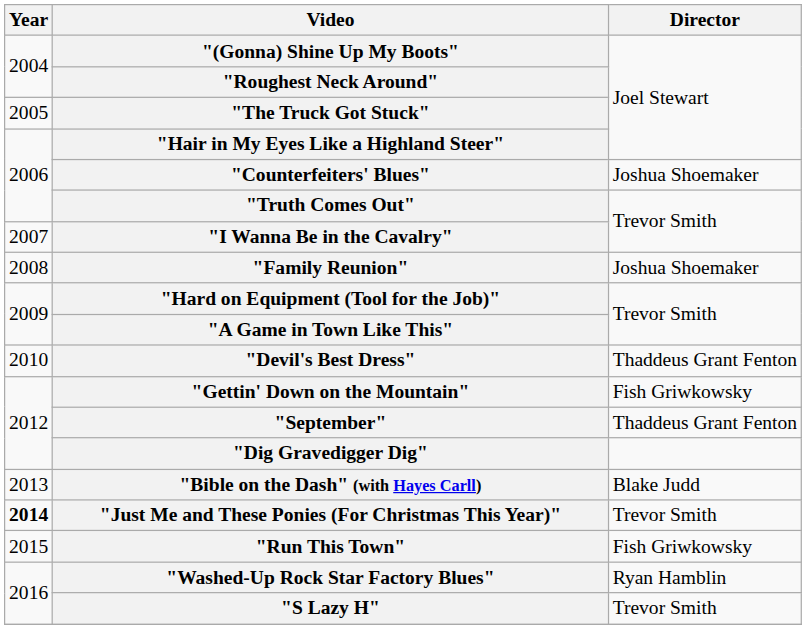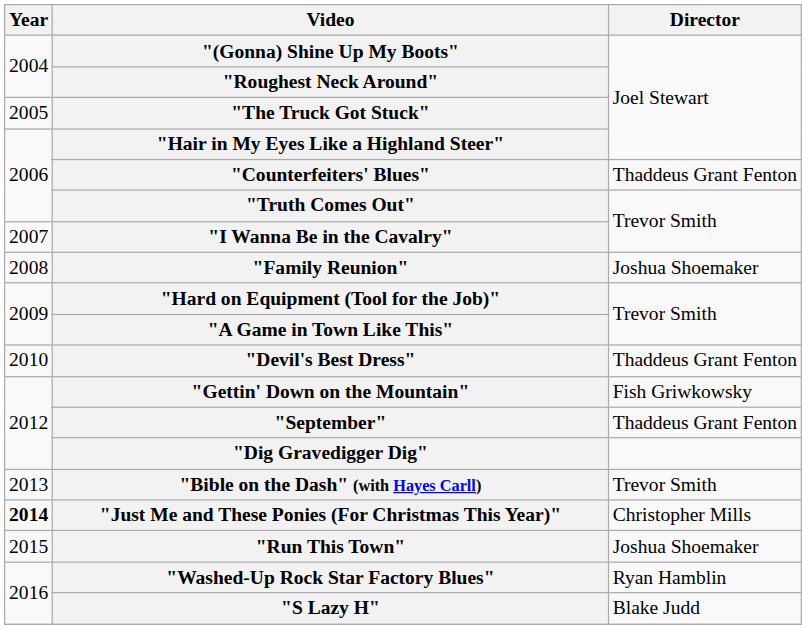(686, 174) Joshua Shoemaker -> (705, 174) Thaddeus Grant Fenton
(656, 484) Blake Judd -> (665, 484) Trevor Smith
(665, 515) Trevor Smith -> (682, 515) Christopher Mills
(682, 546) Fish Griwkowsky -> (686, 546) Joshua Shoemaker
(665, 608) Trevor Smith -> (656, 608) Blake Judd
